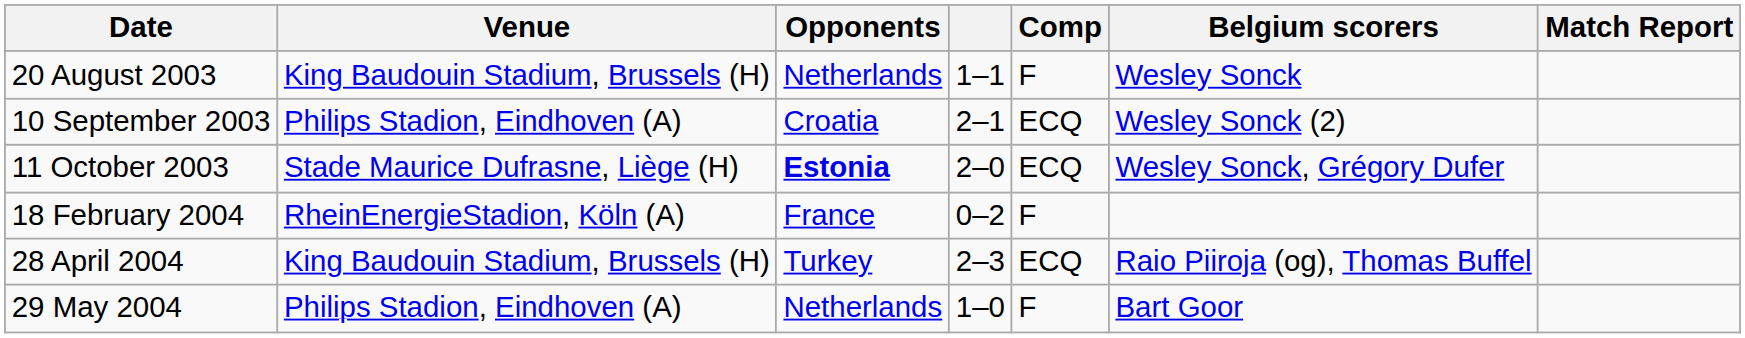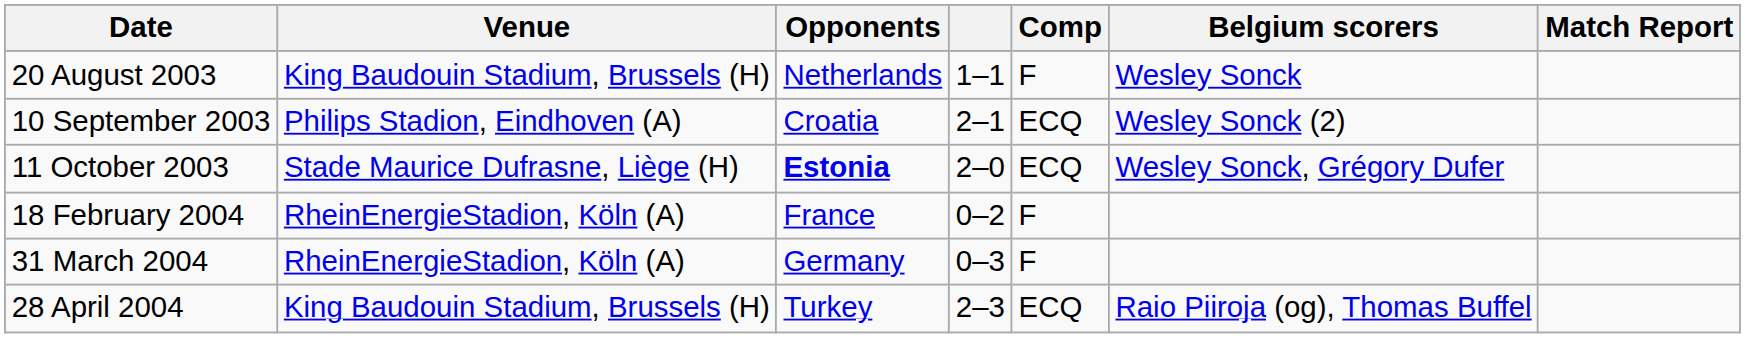+ row: (110, 261)
- row: (97, 307)
